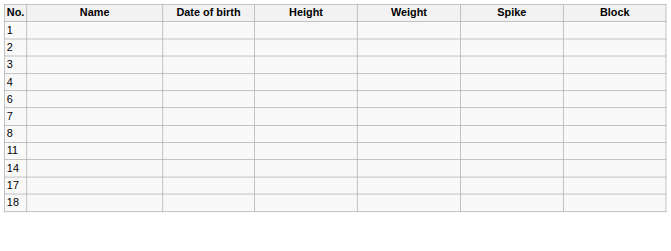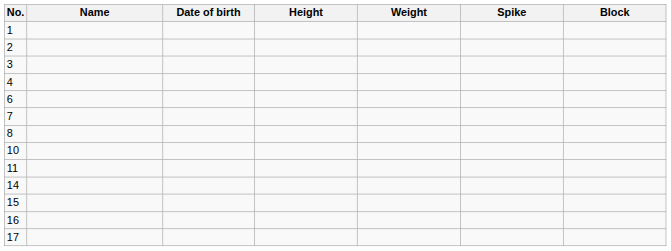+ row: (13, 151)
+ row: (13, 202)
+ row: (13, 220)
- row: (13, 202)
